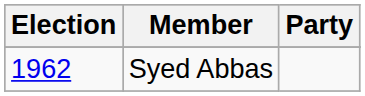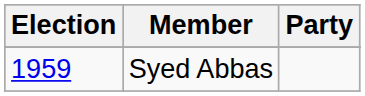(41, 68) 1962 -> (41, 68) 1959
